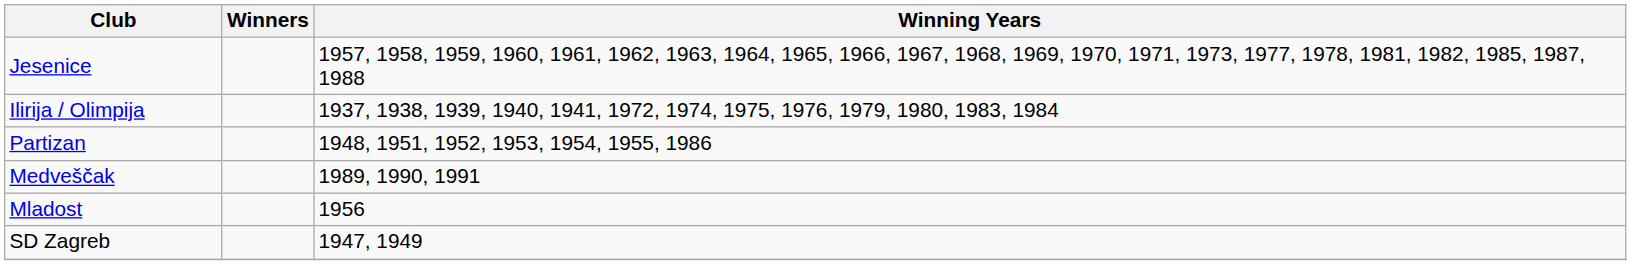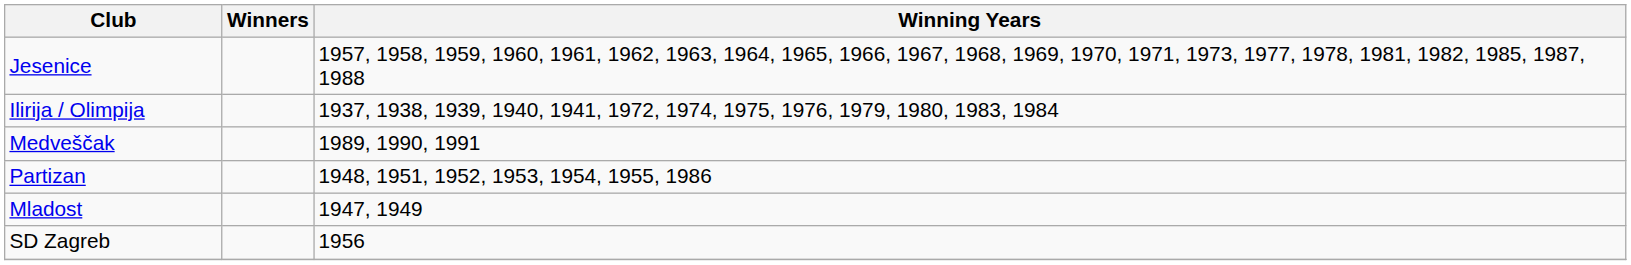rows swapped: (48, 143) <-> (62, 176)
(342, 209) 1956 -> (371, 209) 1947, 1949
(371, 242) 1947, 1949 -> (342, 242) 1956
